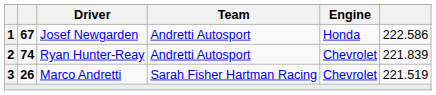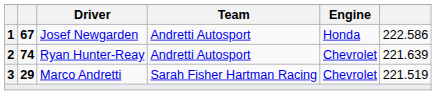(406, 55) 221.839 -> (406, 55) 221.639
(27, 75) 26 -> (27, 75) 29
